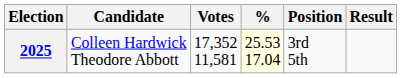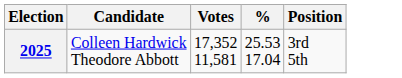- column: (371, 17)
(263, 51) lightyellow background -> (263, 51) no background
